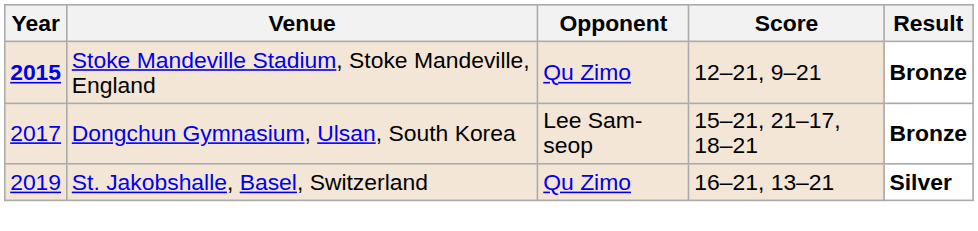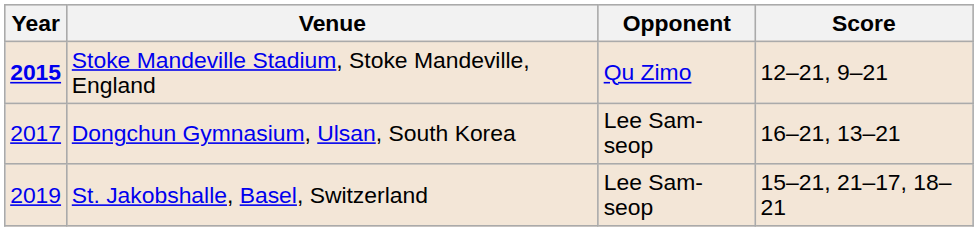- column: (928, 23)
(767, 134) 15–21, 21–17, 18–21 -> (831, 134) 16–21, 13–21
(587, 183) Qu Zimo -> (653, 195) Lee Sam-seop
(764, 183) 16–21, 13–21 -> (856, 195) 15–21, 21–17, 18–21
